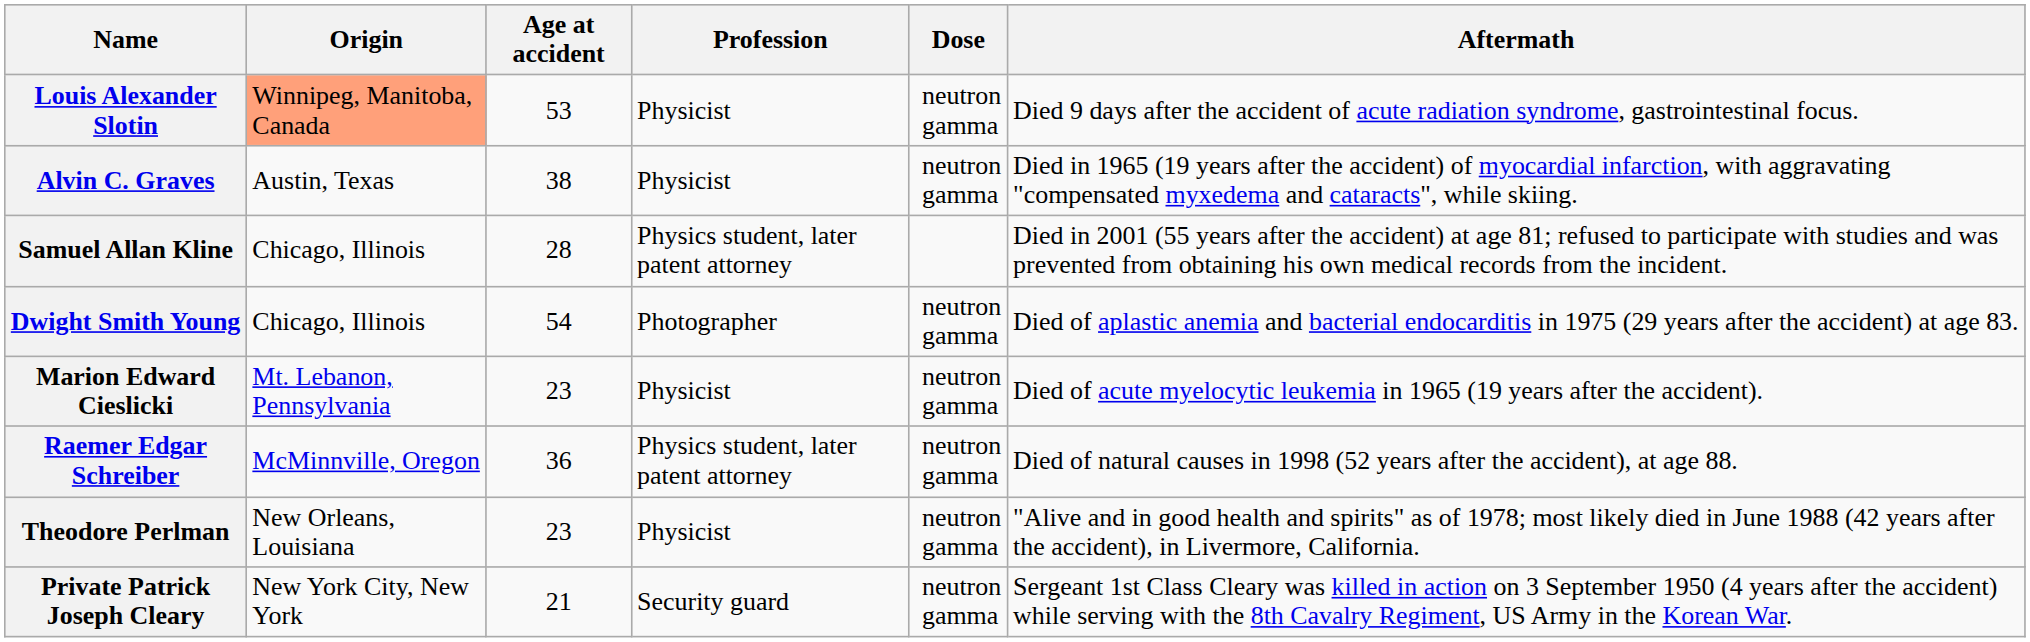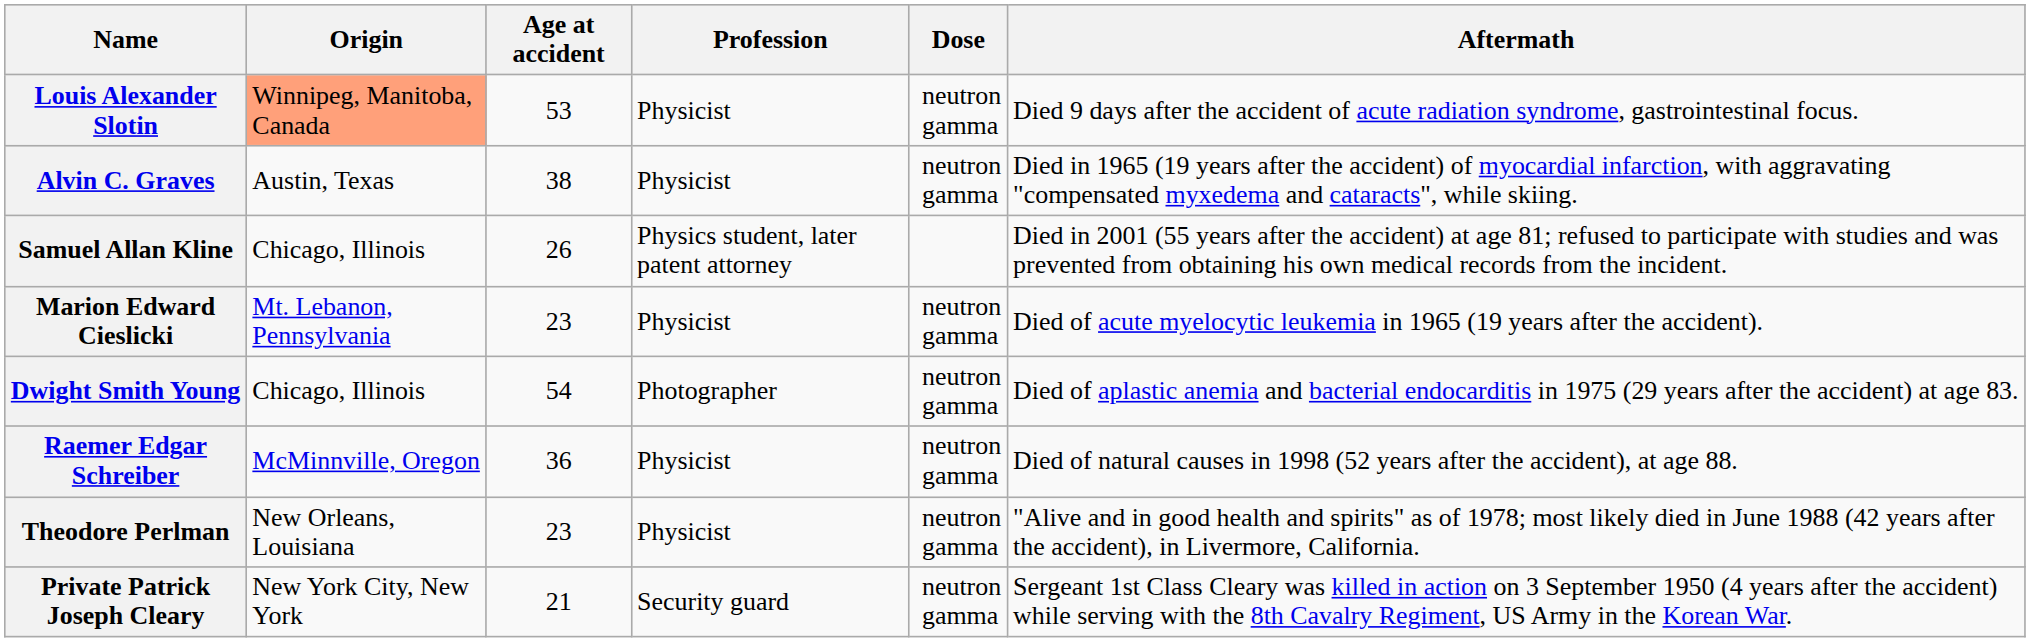(559, 250) 28 -> (559, 250) 26
rows swapped: (126, 390) <-> (126, 320)
(747, 461) Physics student, later patent attorney -> (684, 461) Physicist
